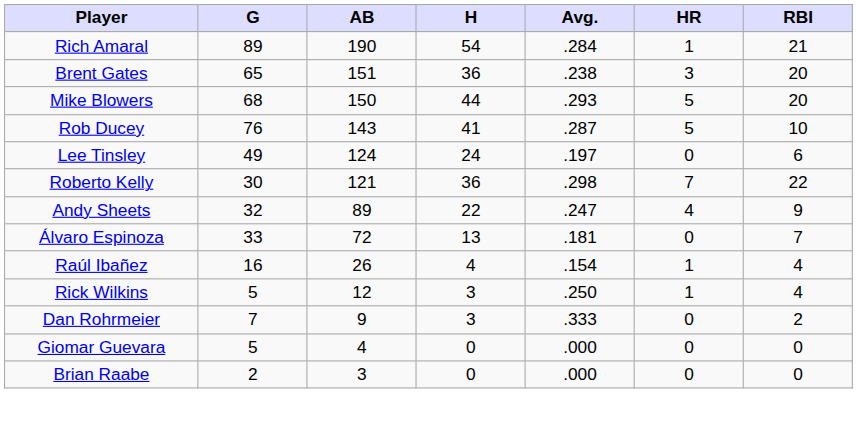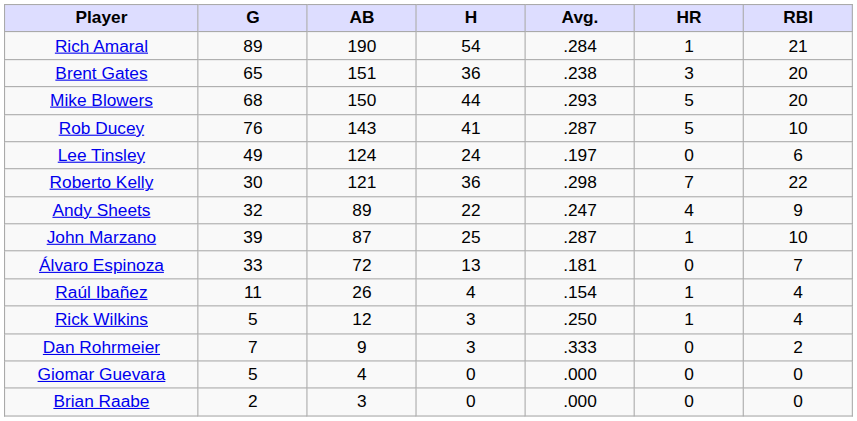+ row: (101, 237)
(253, 264) 16 -> (253, 292) 11
